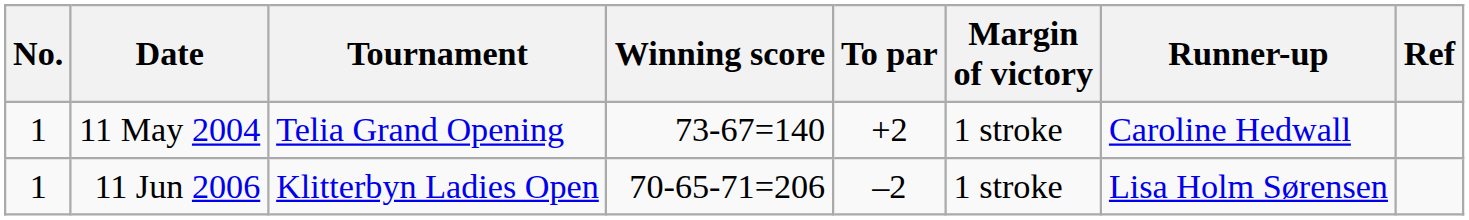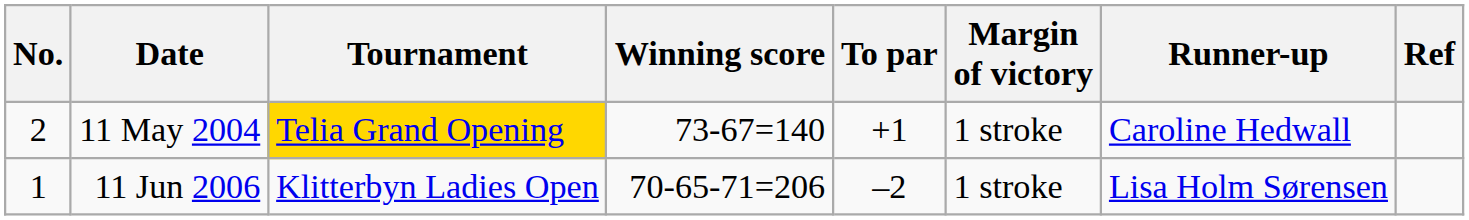(38, 129) 1 -> (38, 129) 2
(420, 129) no background -> (420, 129) gold background
(889, 129) +2 -> (889, 129) +1
